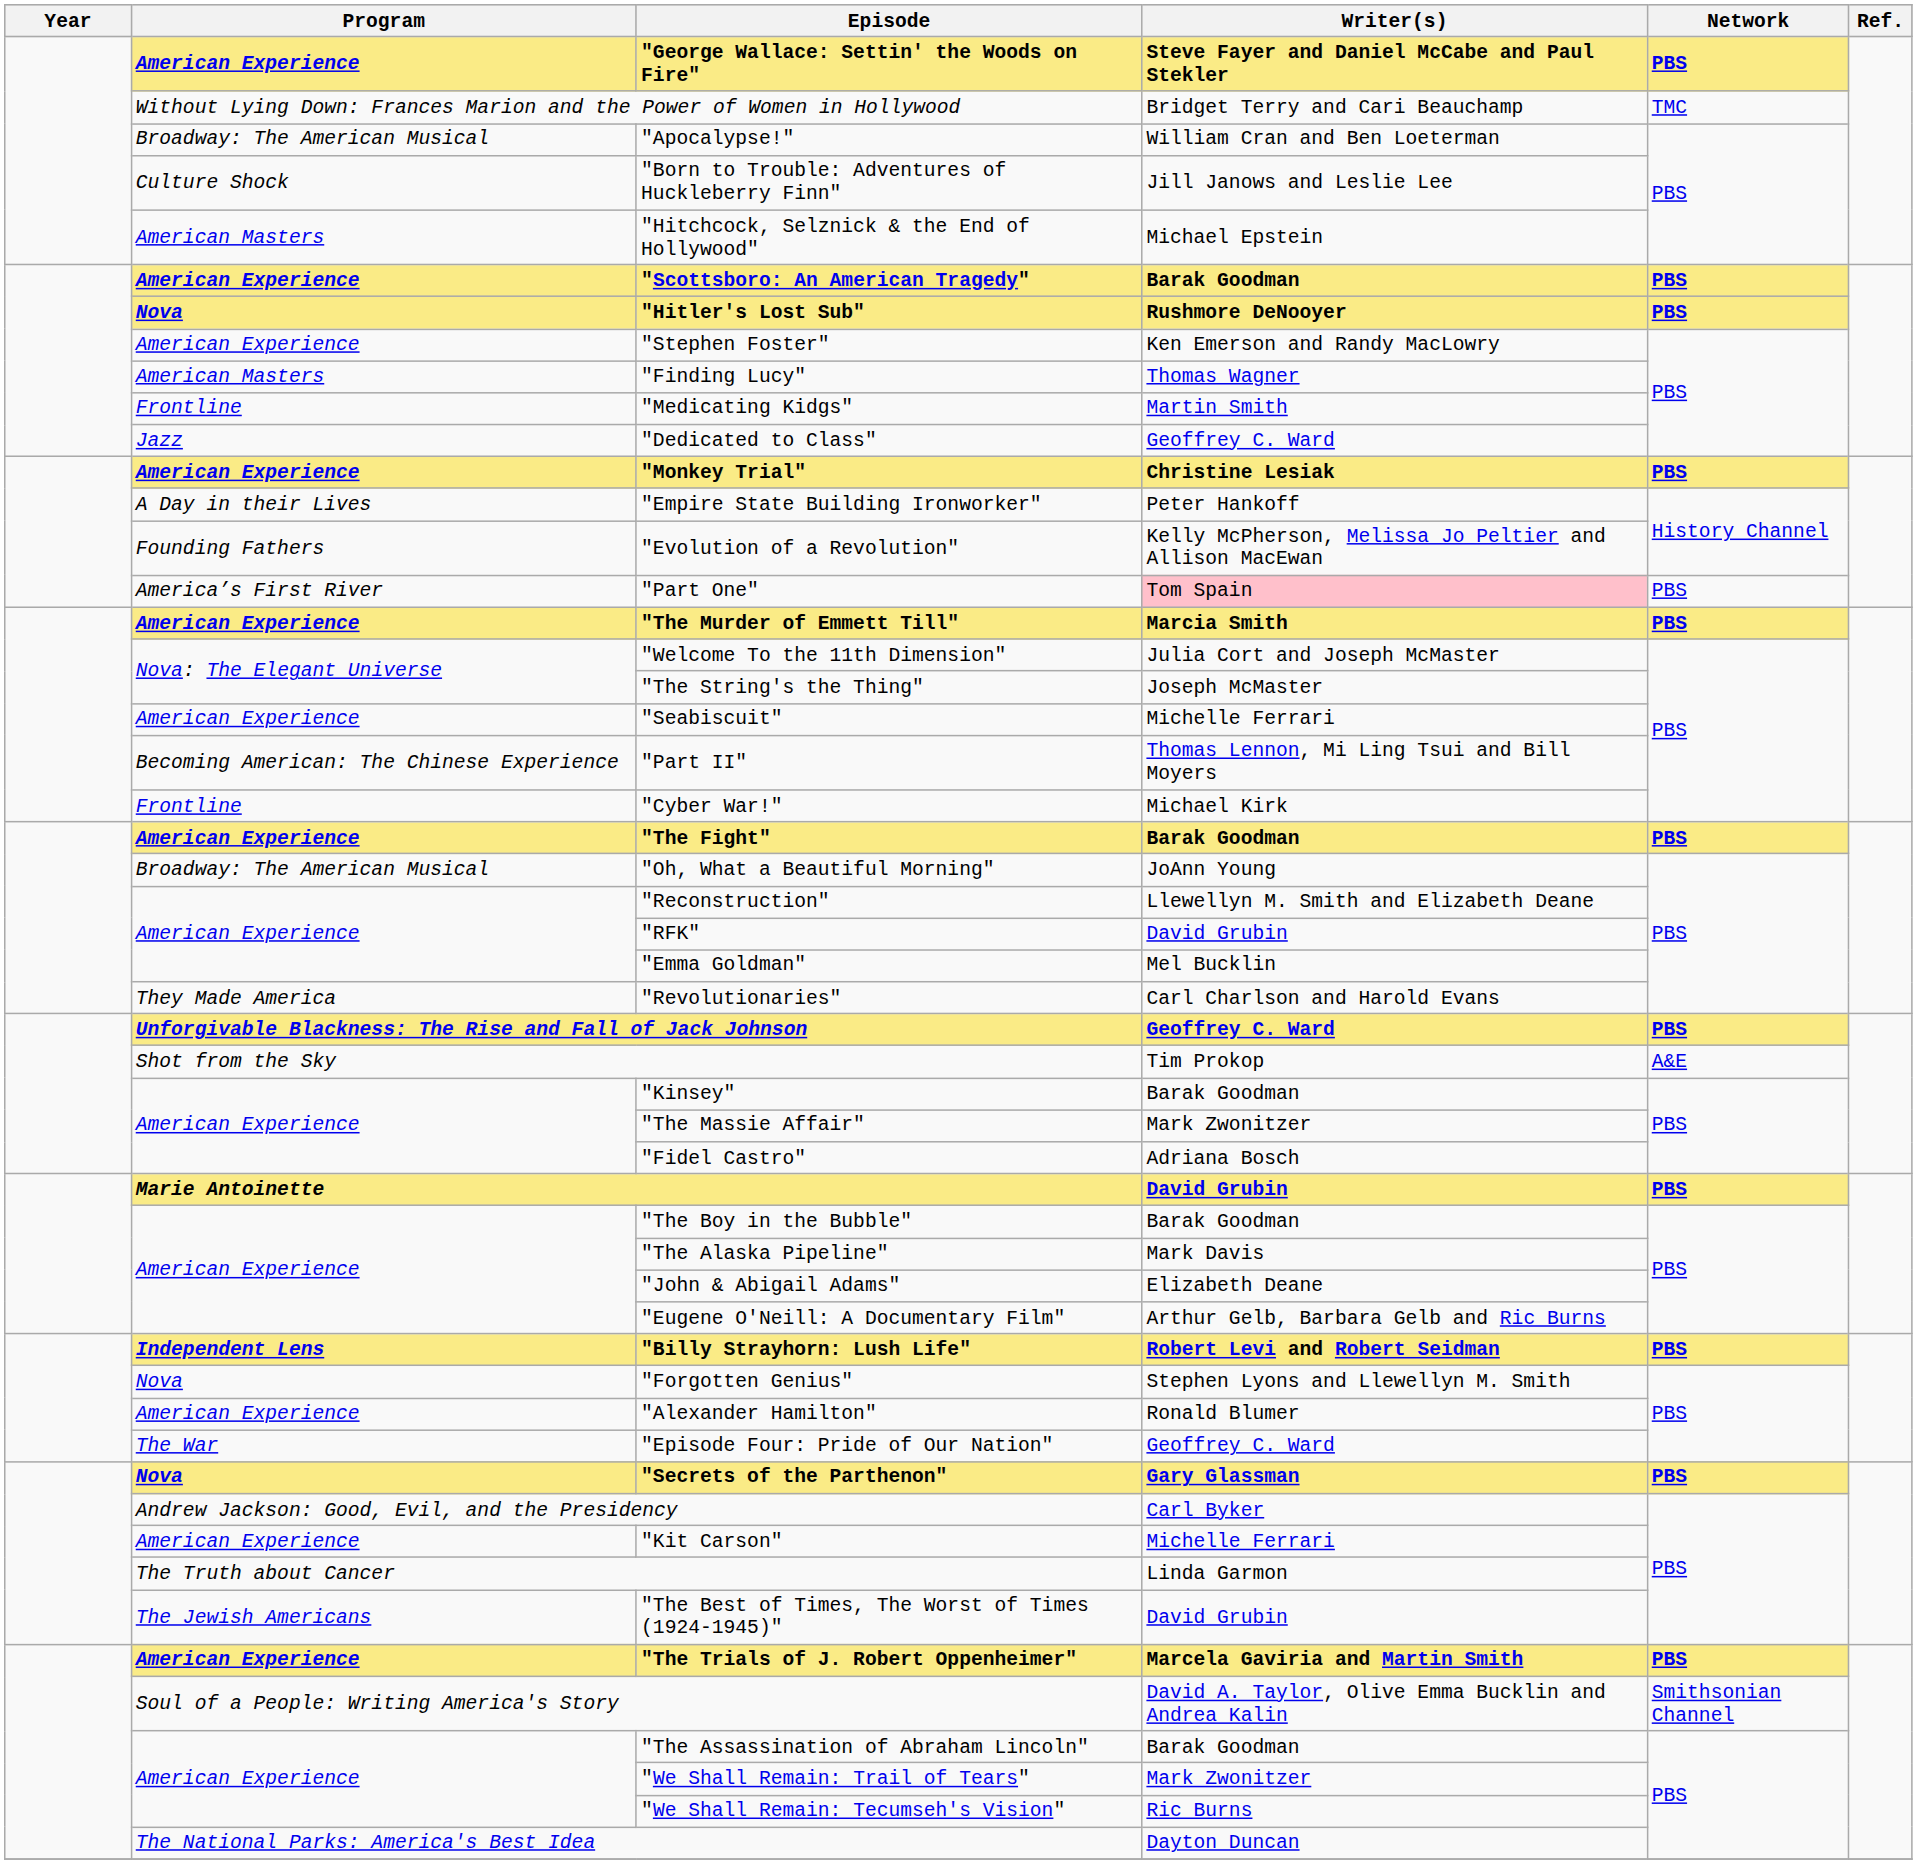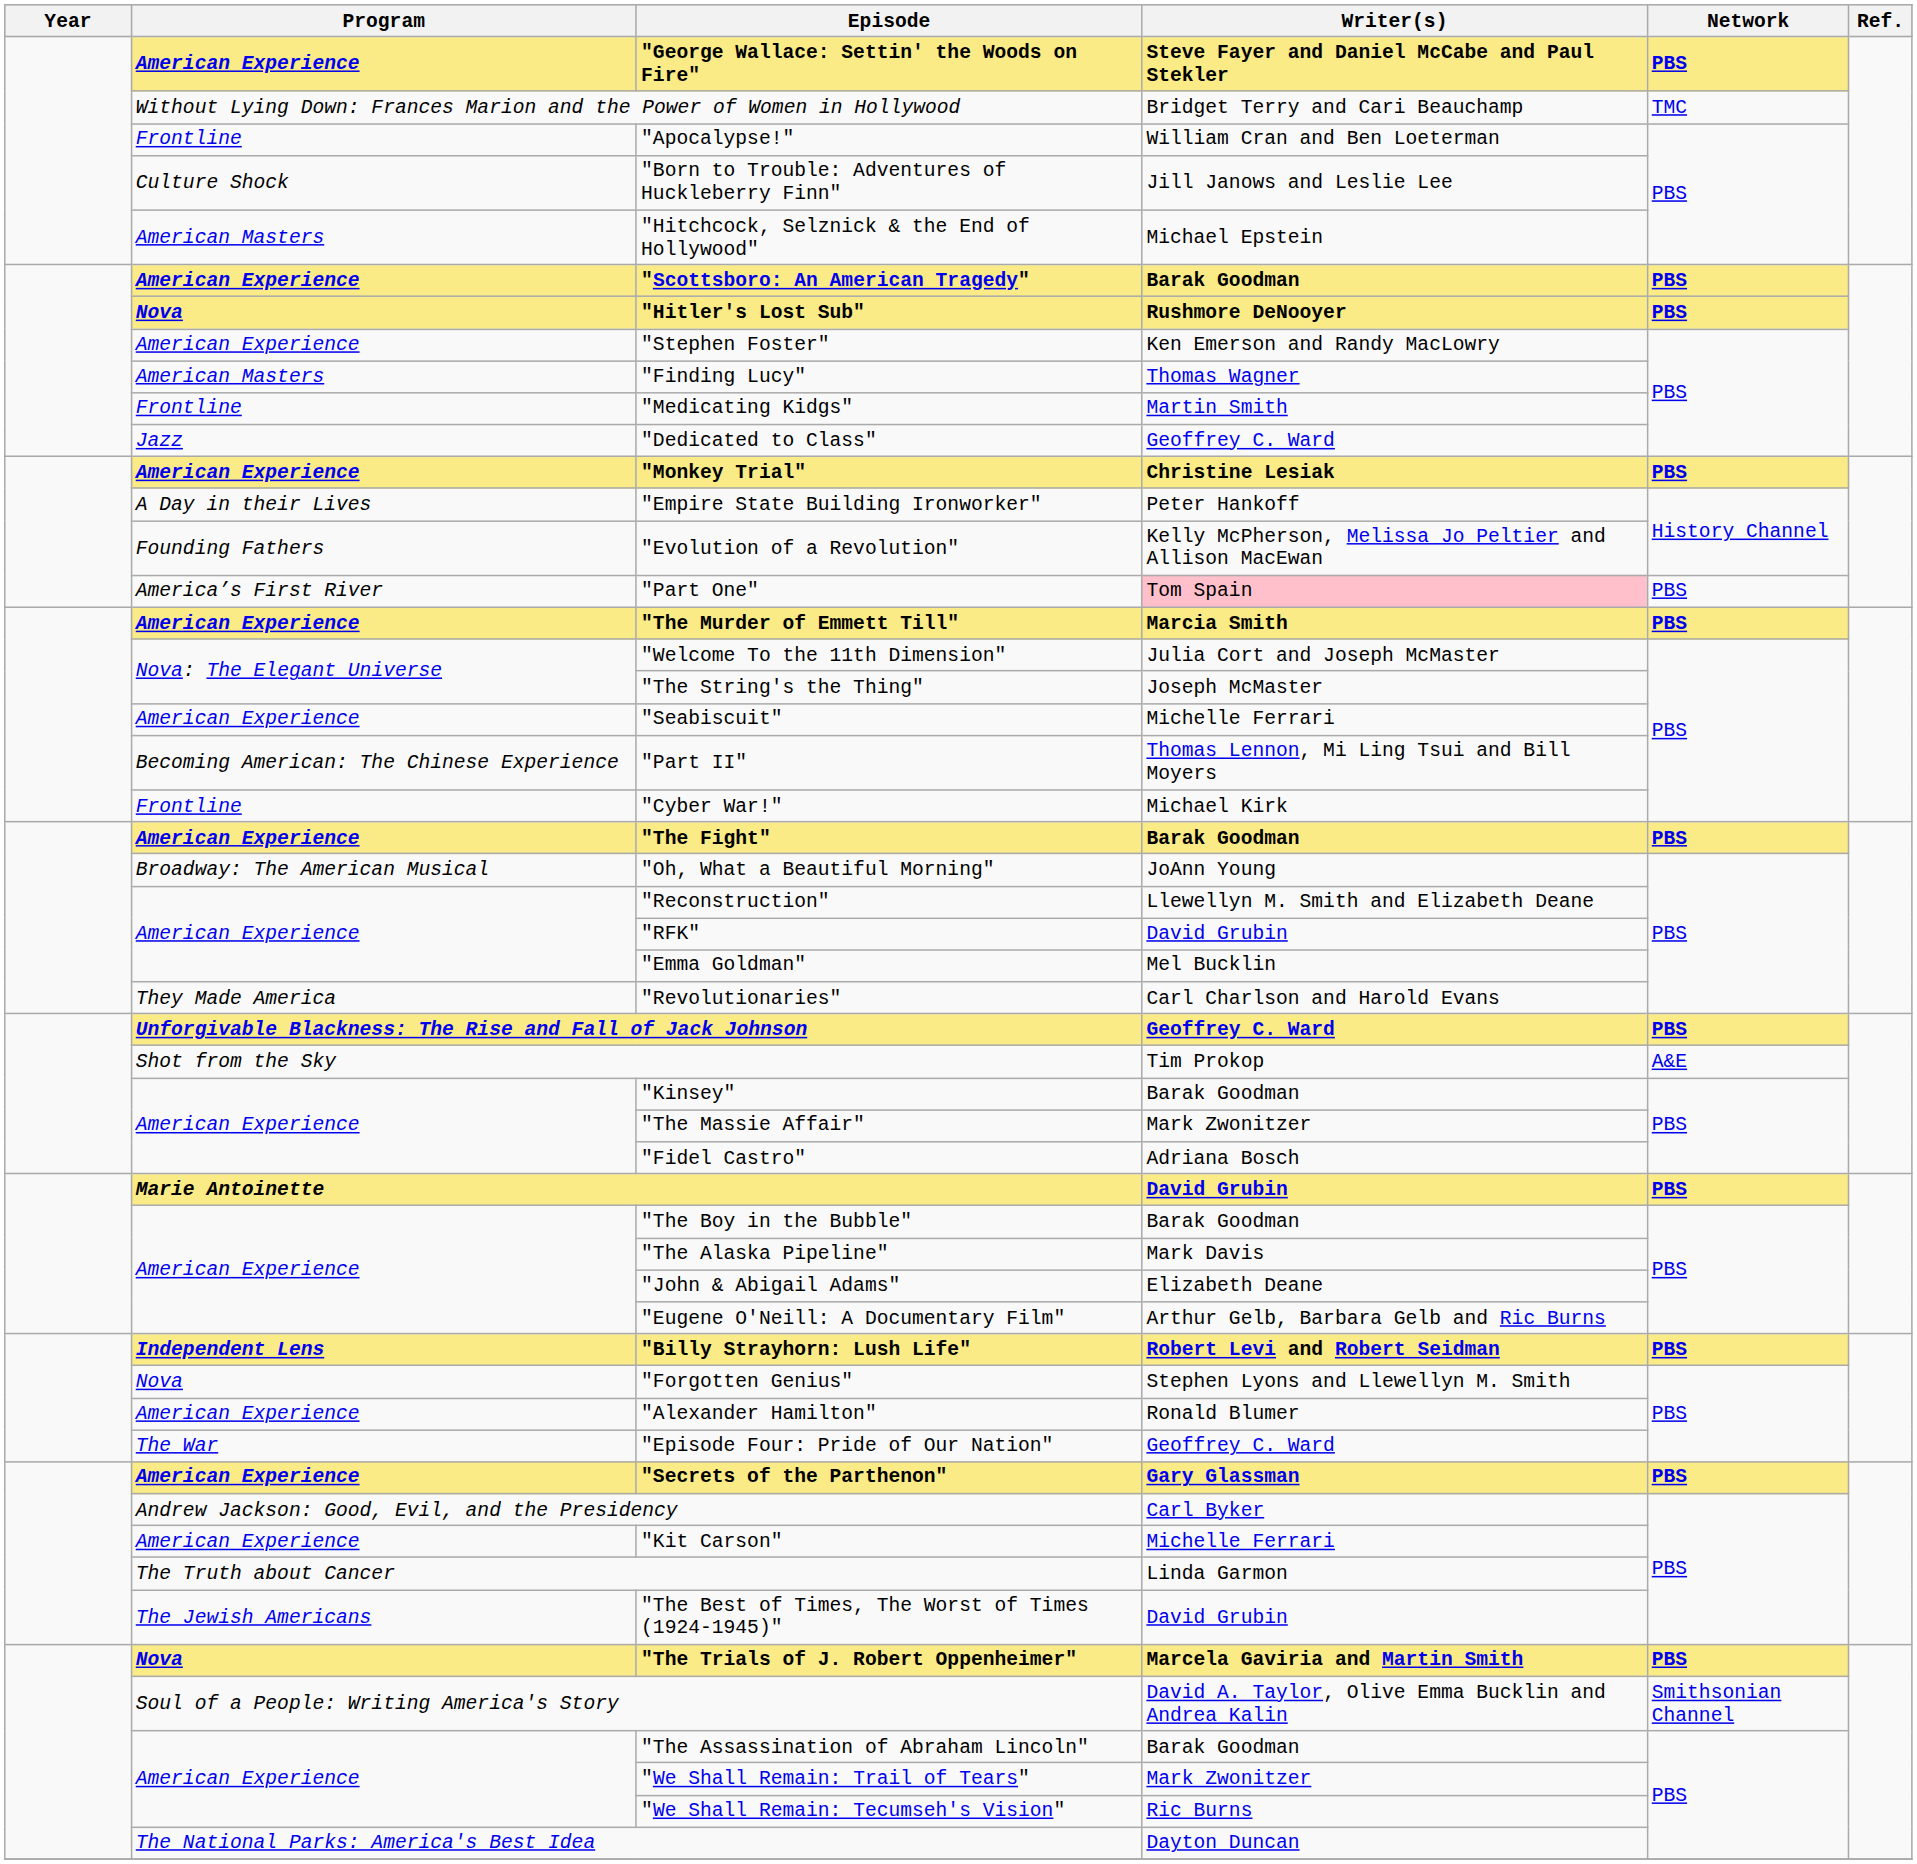(312, 139) Broadway: The American Musical -> (189, 139) Frontline
(159, 1478) Nova -> (248, 1478) American Experience
(248, 1660) American Experience -> (159, 1660) Nova
